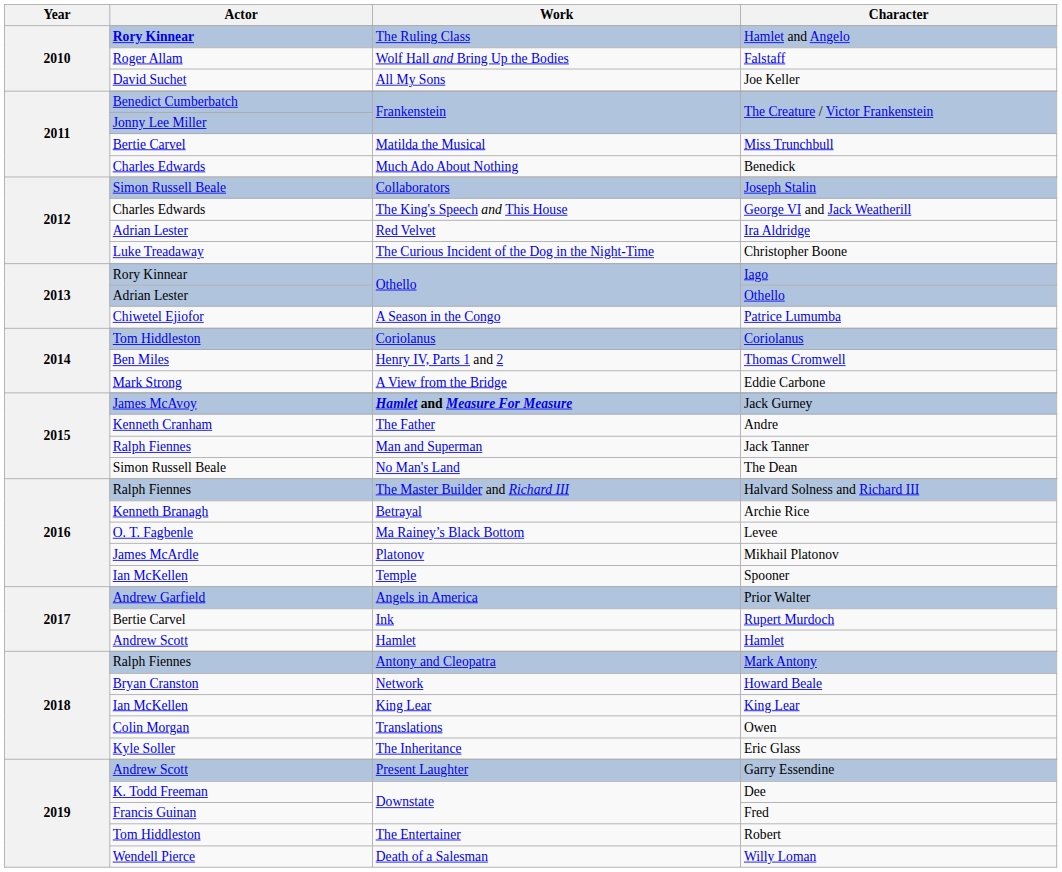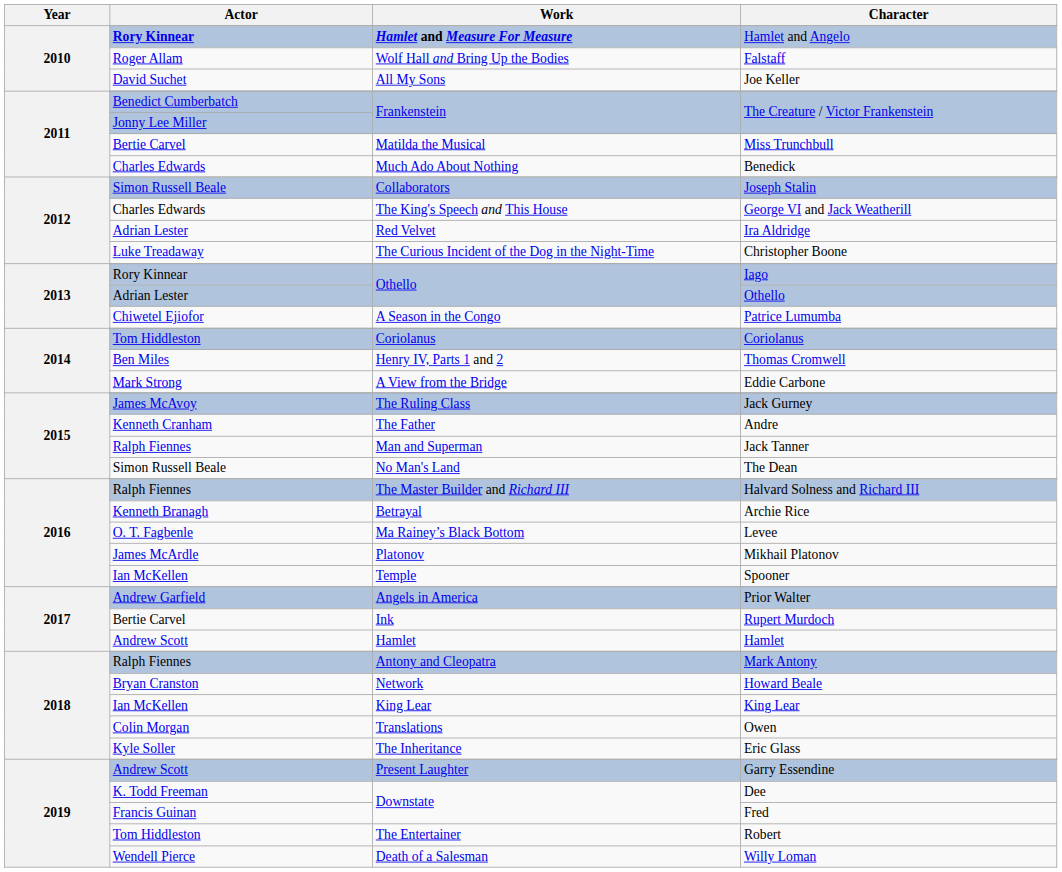(423, 36) The Ruling Class -> (474, 36) Hamlet and Measure For Measure
(474, 403) Hamlet and Measure For Measure -> (423, 403) The Ruling Class
